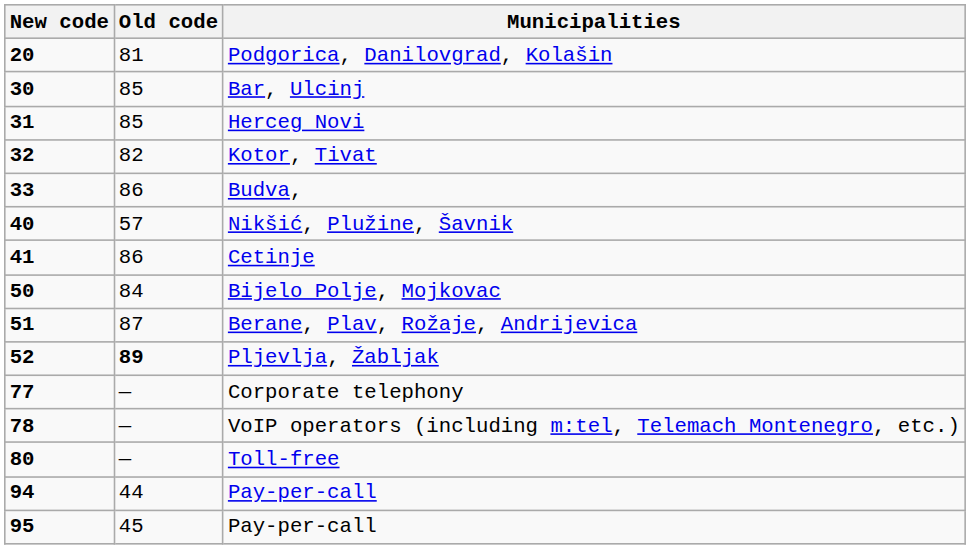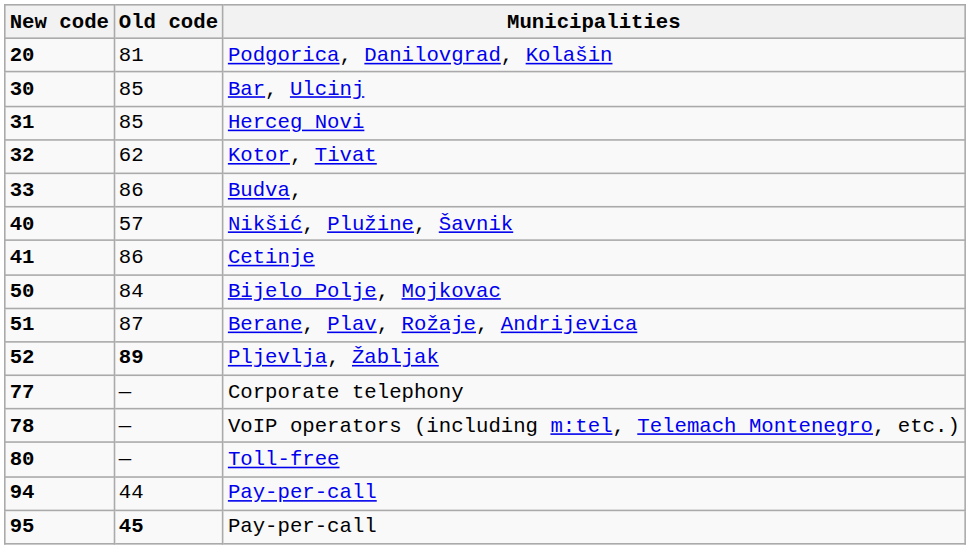(131, 156) 82 -> (131, 156) 62
(131, 527) normal -> (131, 527) bold
